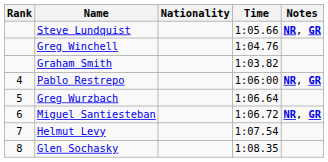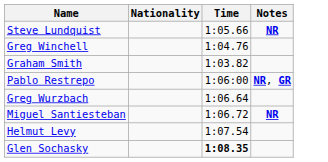- column: (19, 13)
(302, 30) NR, GR -> (272, 30) NR
(302, 115) NR, GR -> (272, 115) NR
(257, 148) normal -> (227, 148) bold
